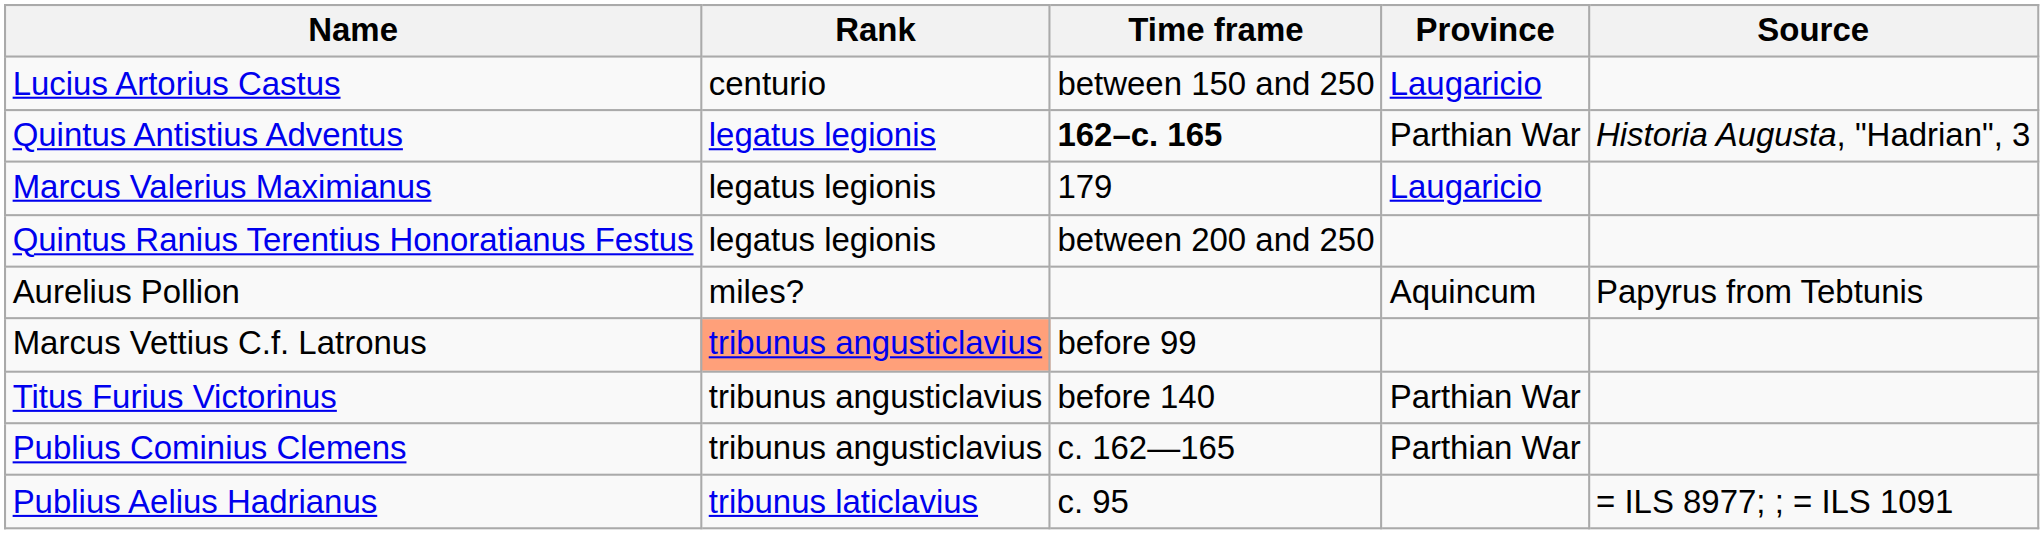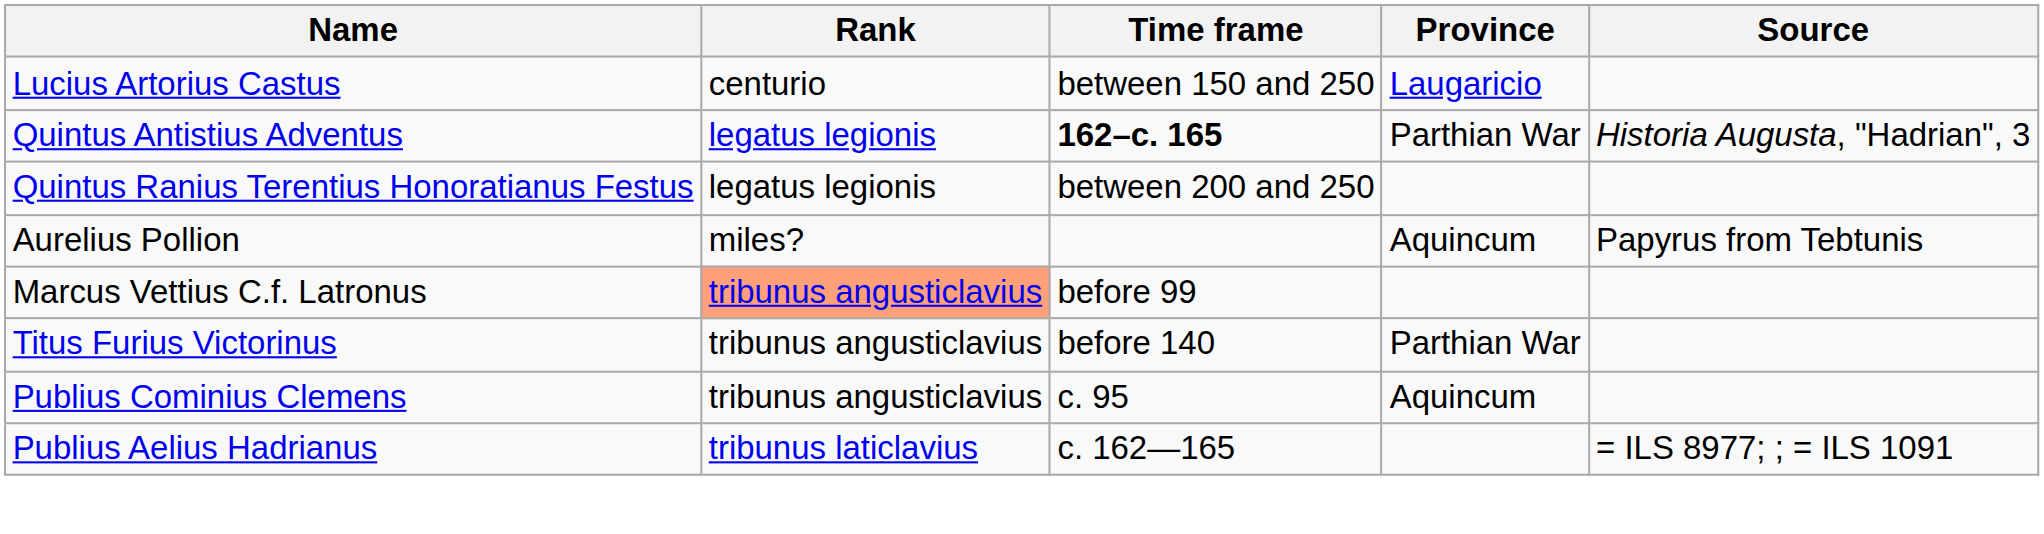- row: (222, 187)
(1146, 448) c. 162—165 -> (1093, 396) c. 95
(1485, 448) Parthian War -> (1463, 396) Aquincum
(1093, 501) c. 95 -> (1146, 448) c. 162—165
